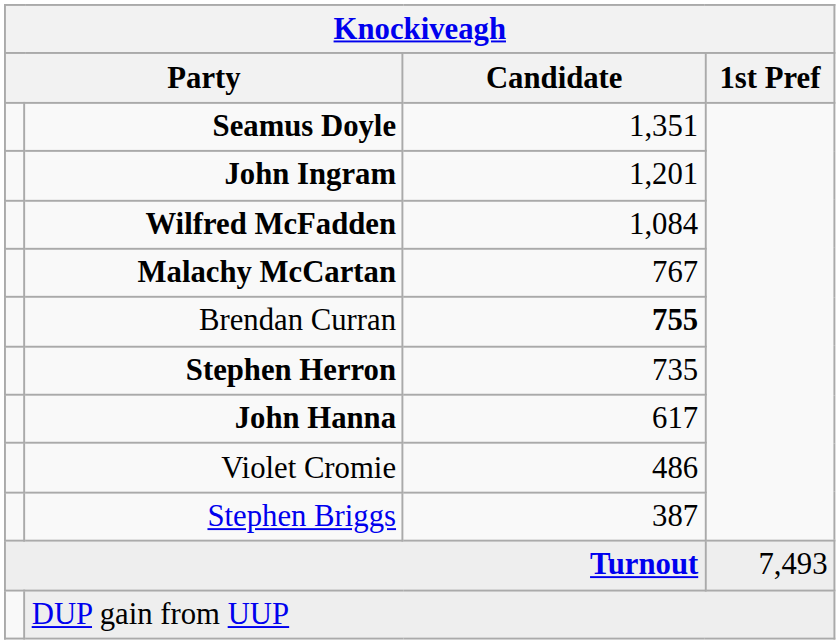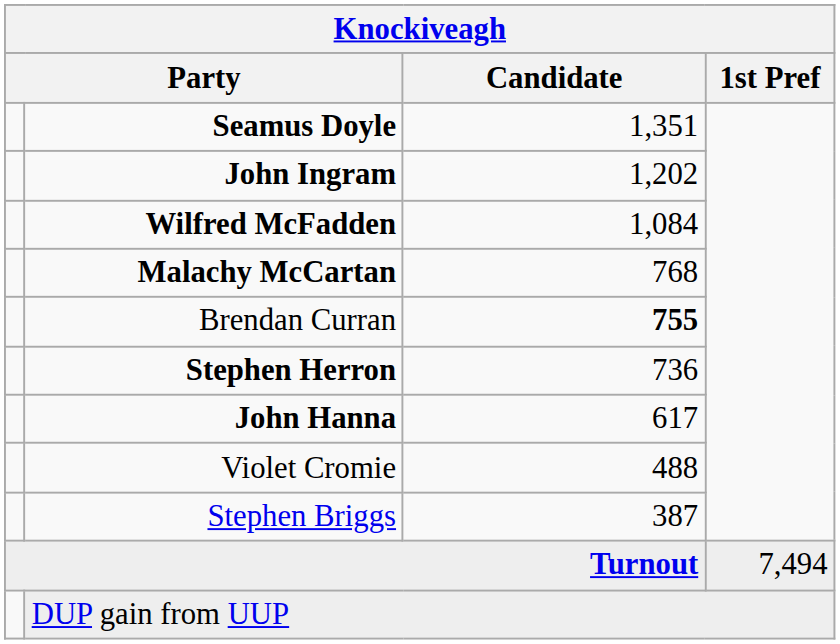(664, 175) 1,201 -> (664, 175) 1,202
(675, 272) 767 -> (675, 272) 768
(675, 369) 735 -> (675, 369) 736
(675, 467) 486 -> (675, 467) 488
(793, 564) 7,493 -> (793, 564) 7,494
